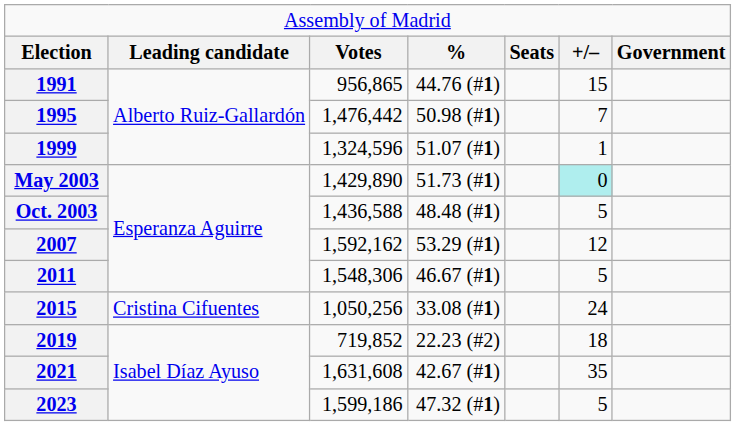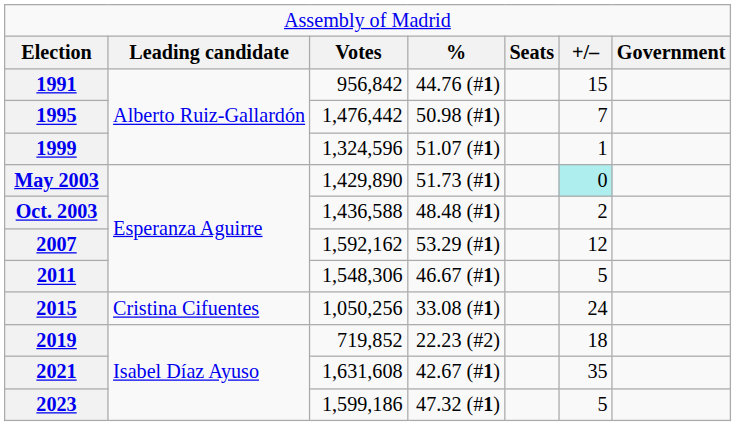(370, 84) 956,865 -> (370, 84) 956,842
(603, 212) 5 -> (603, 212) 2
